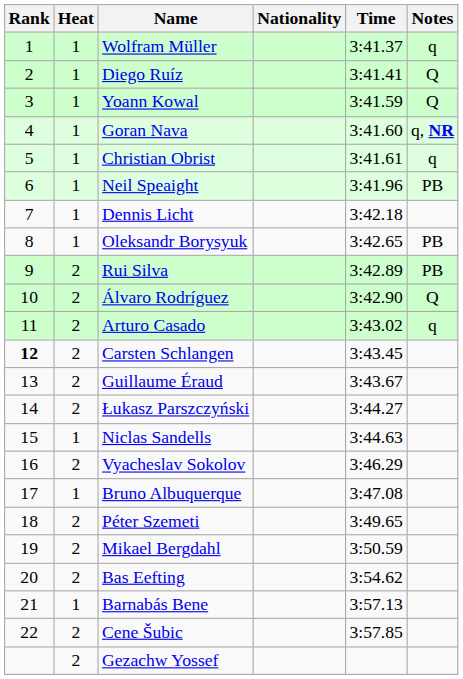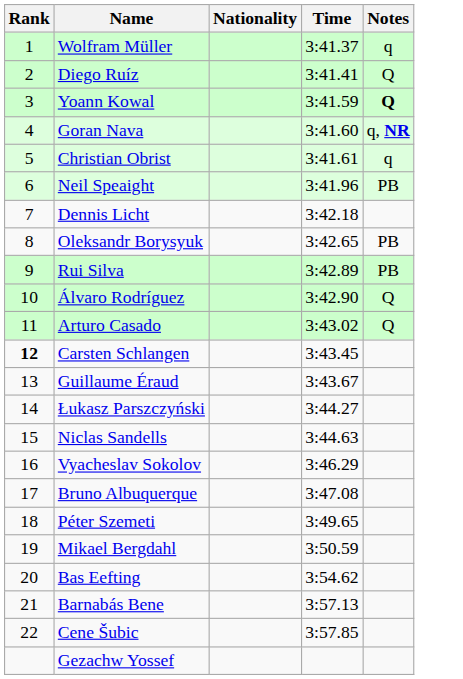- column: (76, 18)
(432, 102) normal -> (388, 102) bold
(432, 325) q -> (388, 325) Q
